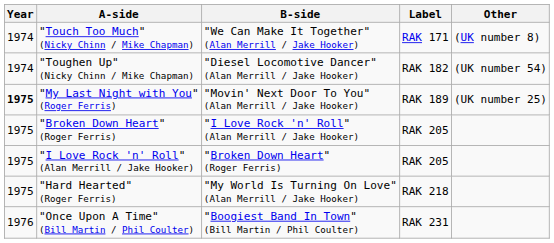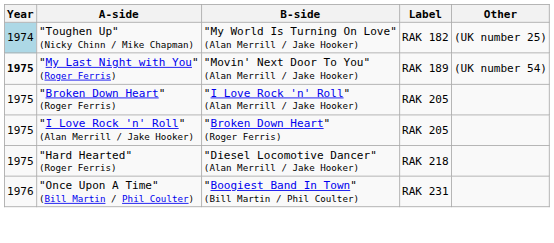- row: (117, 38)
(20, 69) no background -> (20, 38) lightblue background
(290, 69) "Diesel Locomotive Dancer" (Alan Merrill / Jake Hooker) -> (300, 38) "My World Is Turning On Love" (Alan Merrill / Jake Hooker)
(500, 69) (UK number 54) -> (500, 38) (UK number 25)
(500, 99) (UK number 25) -> (500, 69) (UK number 54)
(300, 192) "My World Is Turning On Love" (Alan Merrill / Jake Hooker) -> (290, 161) "Diesel Locomotive Dancer" (Alan Merrill / Jake Hooker)
